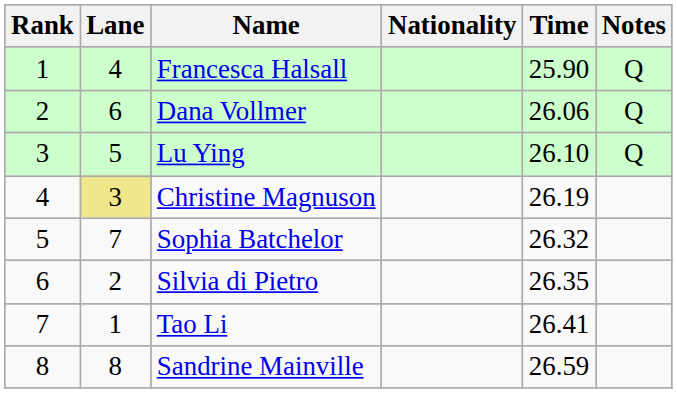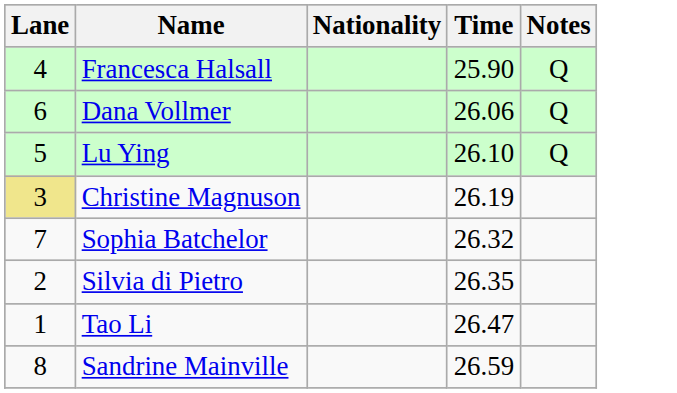- column: (42, 25)
(559, 324) 26.41 -> (484, 324) 26.47
